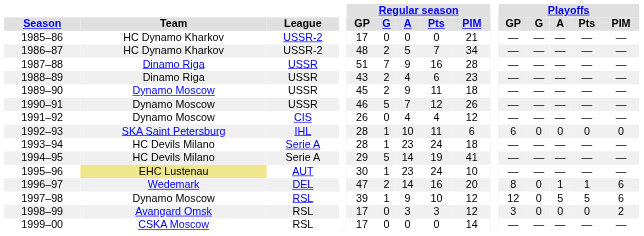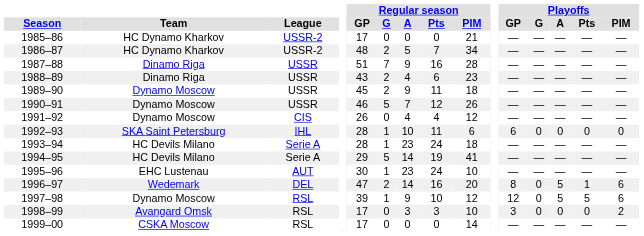(174, 171) khaki background -> (174, 171) no background
(560, 185) 1 -> (560, 185) 5
(472, 211) 12 -> (472, 211) 10
